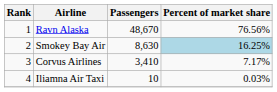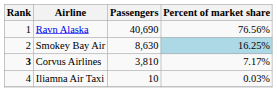(144, 29) 48,670 -> (144, 29) 40,690
(28, 62) normal -> (28, 62) bold
(147, 62) 3,410 -> (147, 62) 3,810
